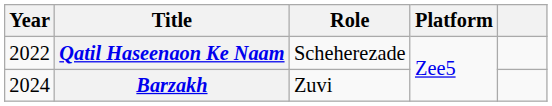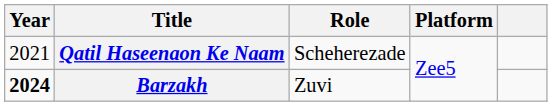(30, 52) 2022 -> (30, 52) 2021
(30, 85) normal -> (30, 85) bold
